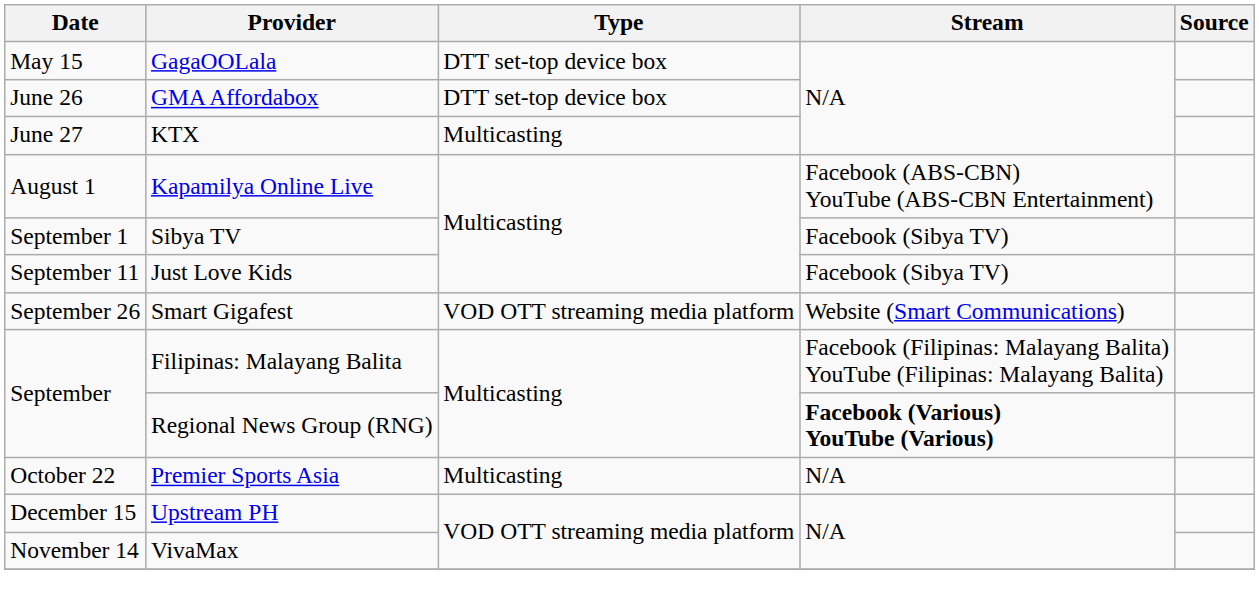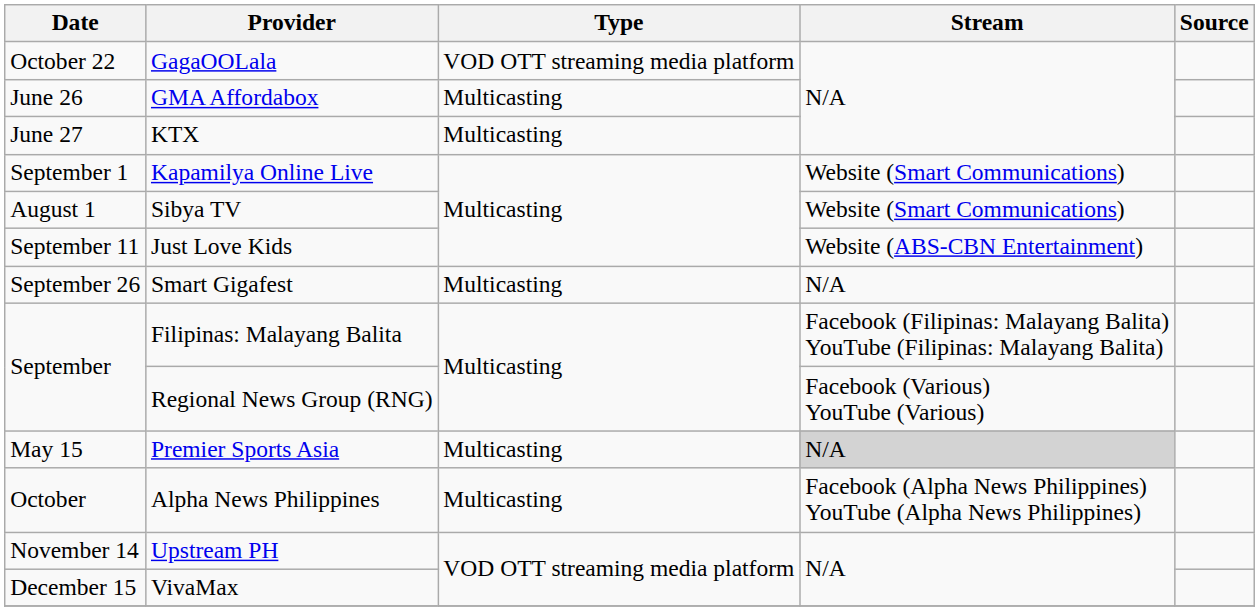(46, 60) May 15 -> (63, 60) October 22
(555, 60) DTT set-top device box -> (619, 60) VOD OTT streaming media platform
(555, 97) DTT set-top device box -> (503, 97) Multicasting
(53, 185) August 1 -> (69, 172) September 1
(979, 185) Facebook (ABS-CBN) YouTube (ABS-CBN Entertainment) -> (965, 172) Website (Smart Communications)
(69, 236) September 1 -> (53, 209) August 1
(907, 236) Facebook (Sibya TV) -> (965, 209) Website (Smart Communications)
(907, 273) Facebook (Sibya TV) -> (974, 246) Website (ABS-CBN Entertainment)
(619, 310) VOD OTT streaming media platform -> (503, 284) Multicasting
(965, 310) Website (Smart Communications) -> (825, 284) N/A
(903, 425) bold -> (898, 398) normal
(63, 475) October 22 -> (46, 449) May 15
(825, 475) no background -> (825, 449) lightgrey background
+ row: (265, 499)
(73, 512) December 15 -> (74, 550) November 14
(74, 550) November 14 -> (73, 587) December 15
